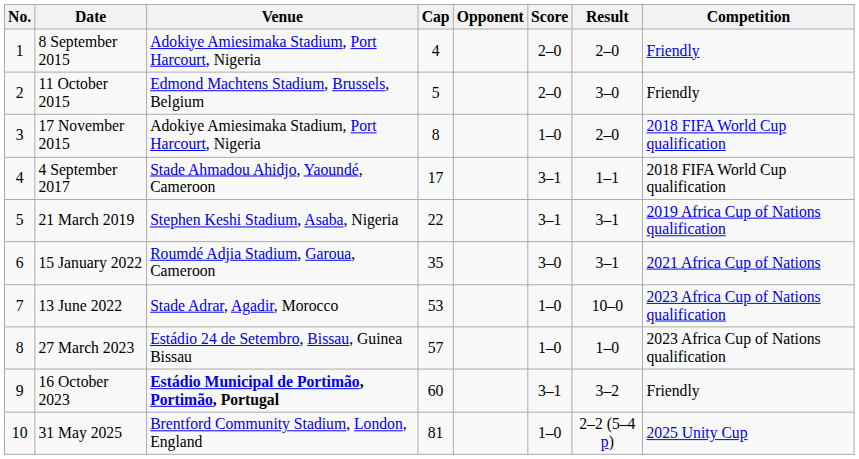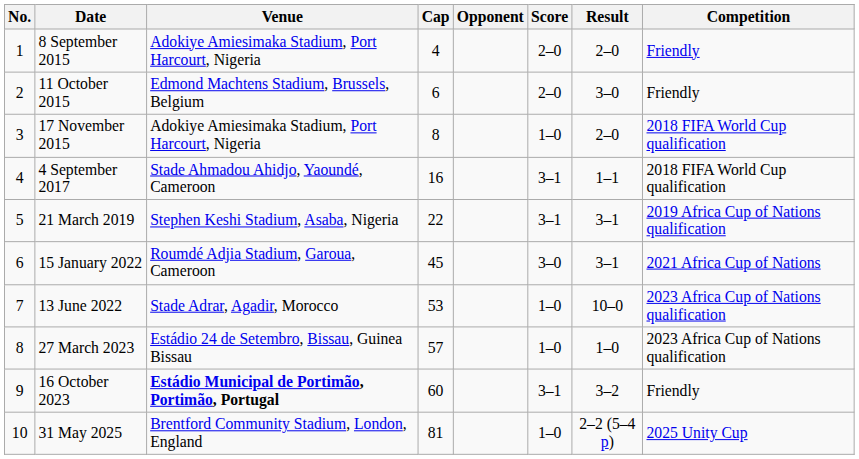(436, 93) 5 -> (436, 93) 6
(436, 178) 17 -> (436, 178) 16
(436, 263) 35 -> (436, 263) 45
